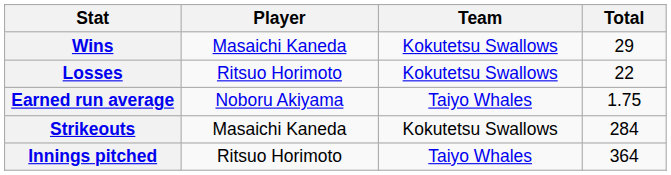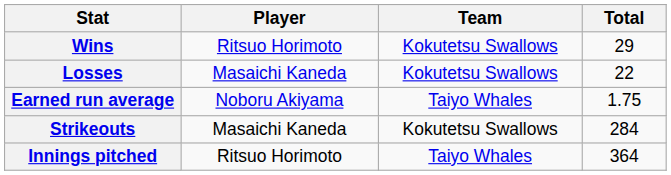(279, 45) Masaichi Kaneda -> (279, 45) Ritsuo Horimoto
(279, 73) Ritsuo Horimoto -> (279, 73) Masaichi Kaneda
